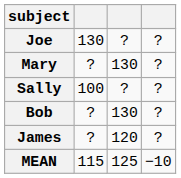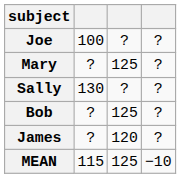(91, 41) 130 -> (91, 41) 100
(124, 65) 130 -> (124, 65) 125
(91, 89) 100 -> (91, 89) 130
(124, 113) 130 -> (124, 113) 125
